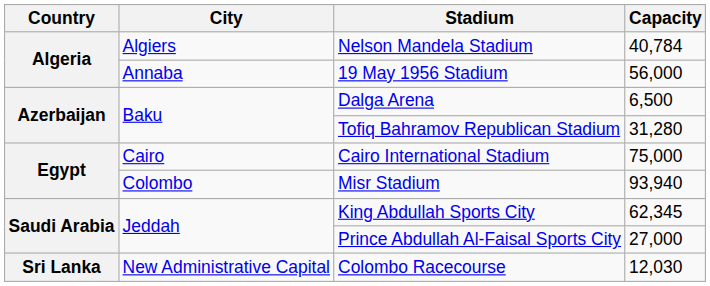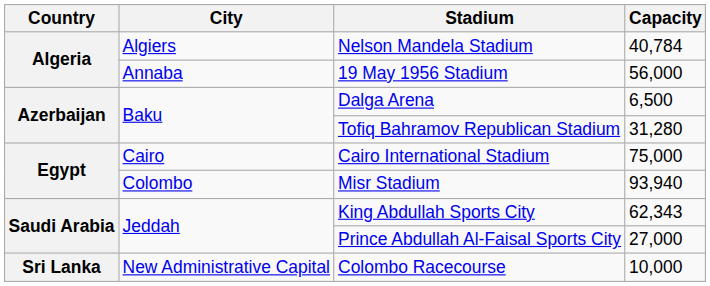(656, 211) 62,345 -> (656, 211) 62,343
(656, 267) 12,030 -> (656, 267) 10,000
